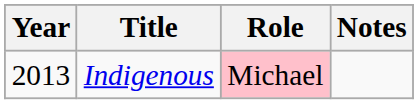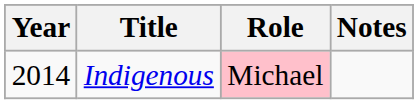(41, 74) 2013 -> (41, 74) 2014
